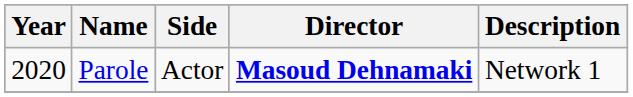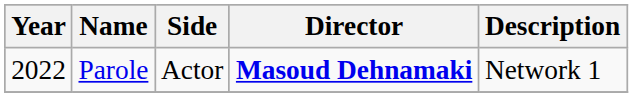(39, 69) 2020 -> (39, 69) 2022
